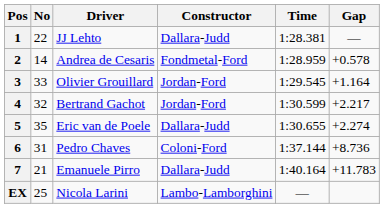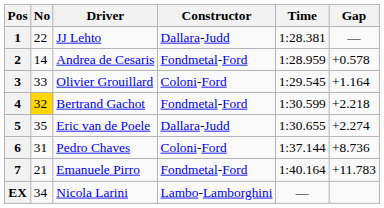(193, 81) Jordan-Ford -> (194, 81) Coloni-Ford
(40, 103) no background -> (40, 103) gold background
(193, 103) Jordan-Ford -> (204, 103) Fondmetal-Ford
(351, 103) +2.217 -> (351, 103) +2.218
(195, 170) Dallara-Judd -> (204, 170) Fondmetal-Ford
(40, 192) 25 -> (40, 192) 34
